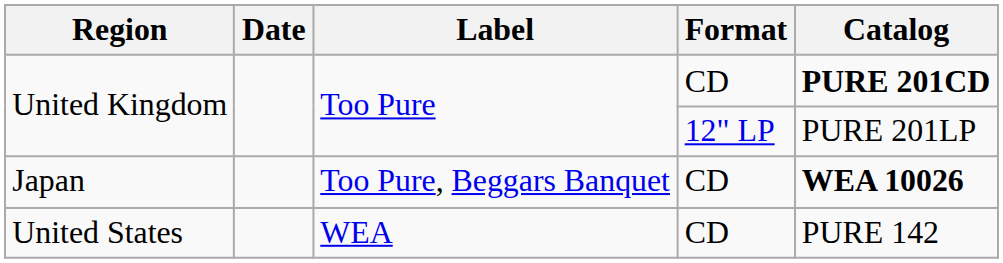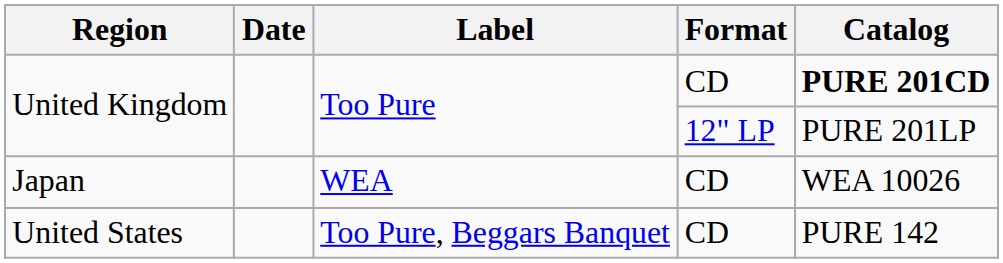(495, 181) Too Pure, Beggars Banquet -> (357, 181) WEA
(883, 181) bold -> (881, 181) normal
(357, 231) WEA -> (495, 231) Too Pure, Beggars Banquet
